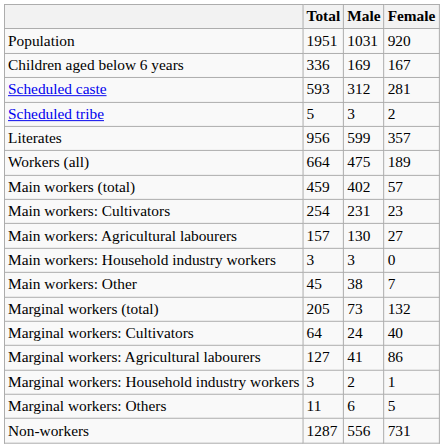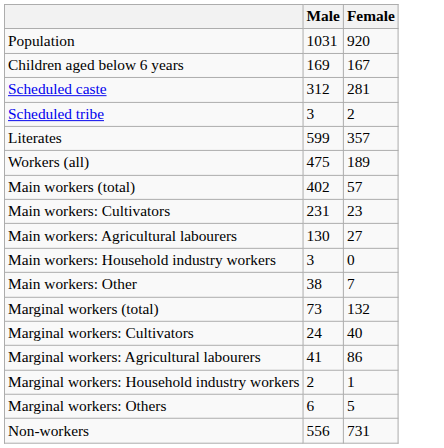- column: (323, 16)
